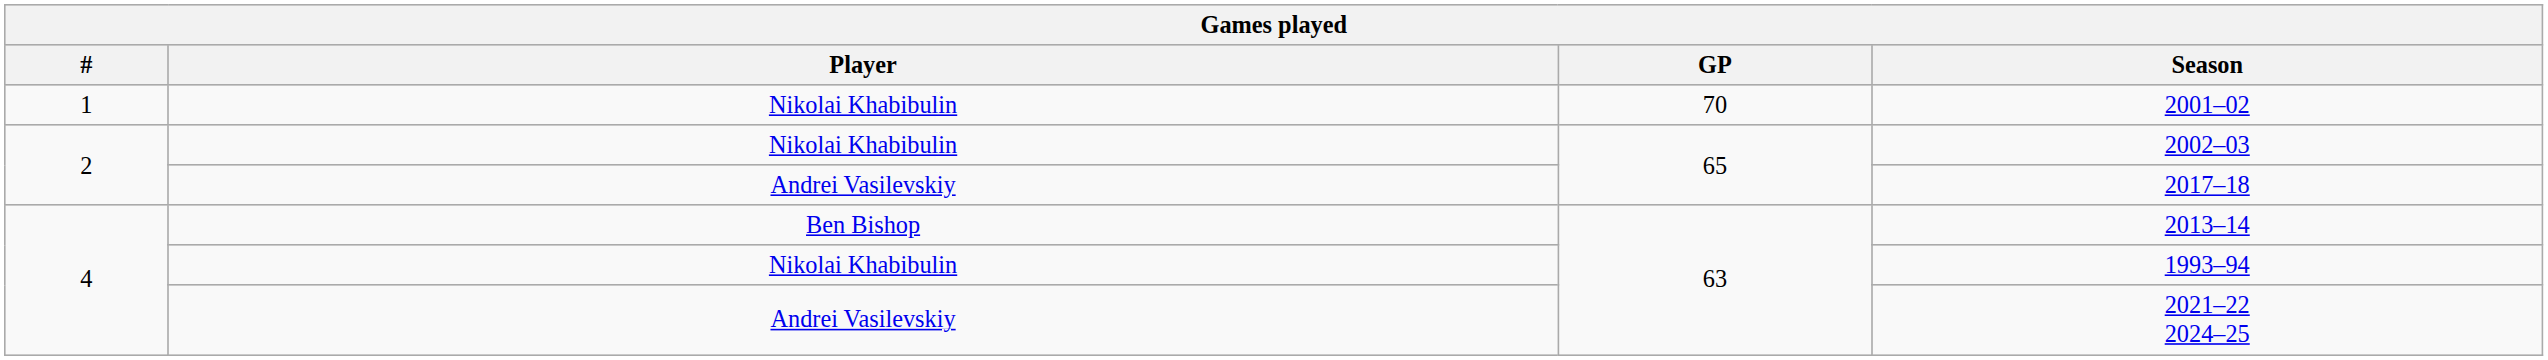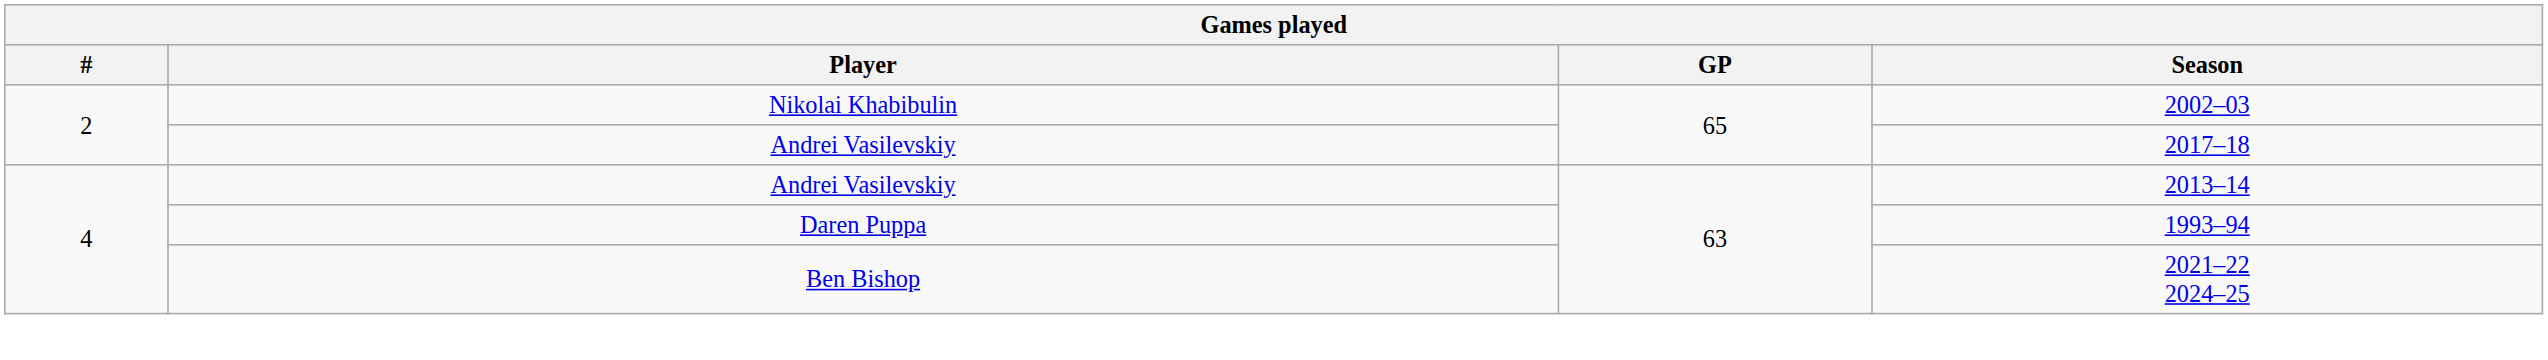- row: (2207, 104)
(863, 225) Ben Bishop -> (863, 185) Andrei Vasilevskiy
(863, 265) Nikolai Khabibulin -> (863, 225) Daren Puppa
(863, 319) Andrei Vasilevskiy -> (863, 279) Ben Bishop
